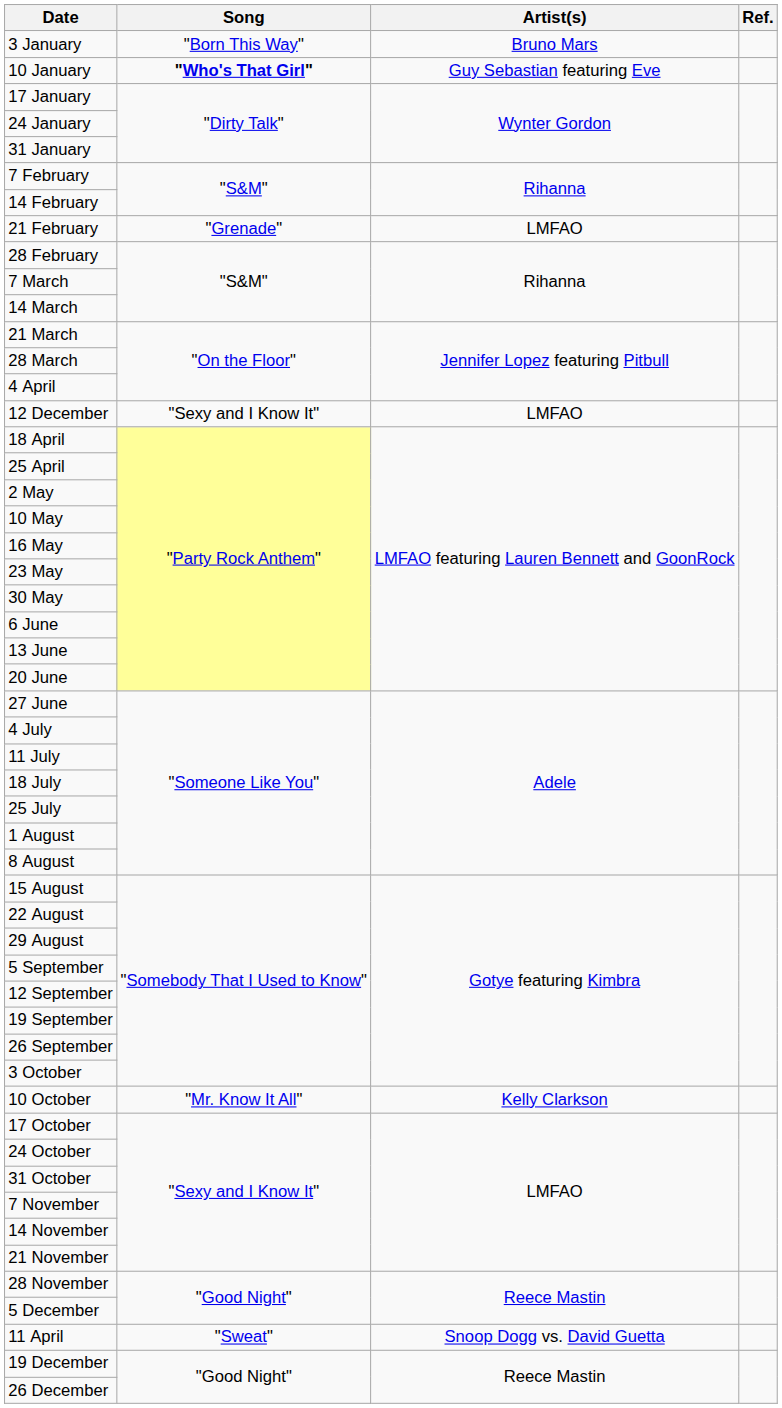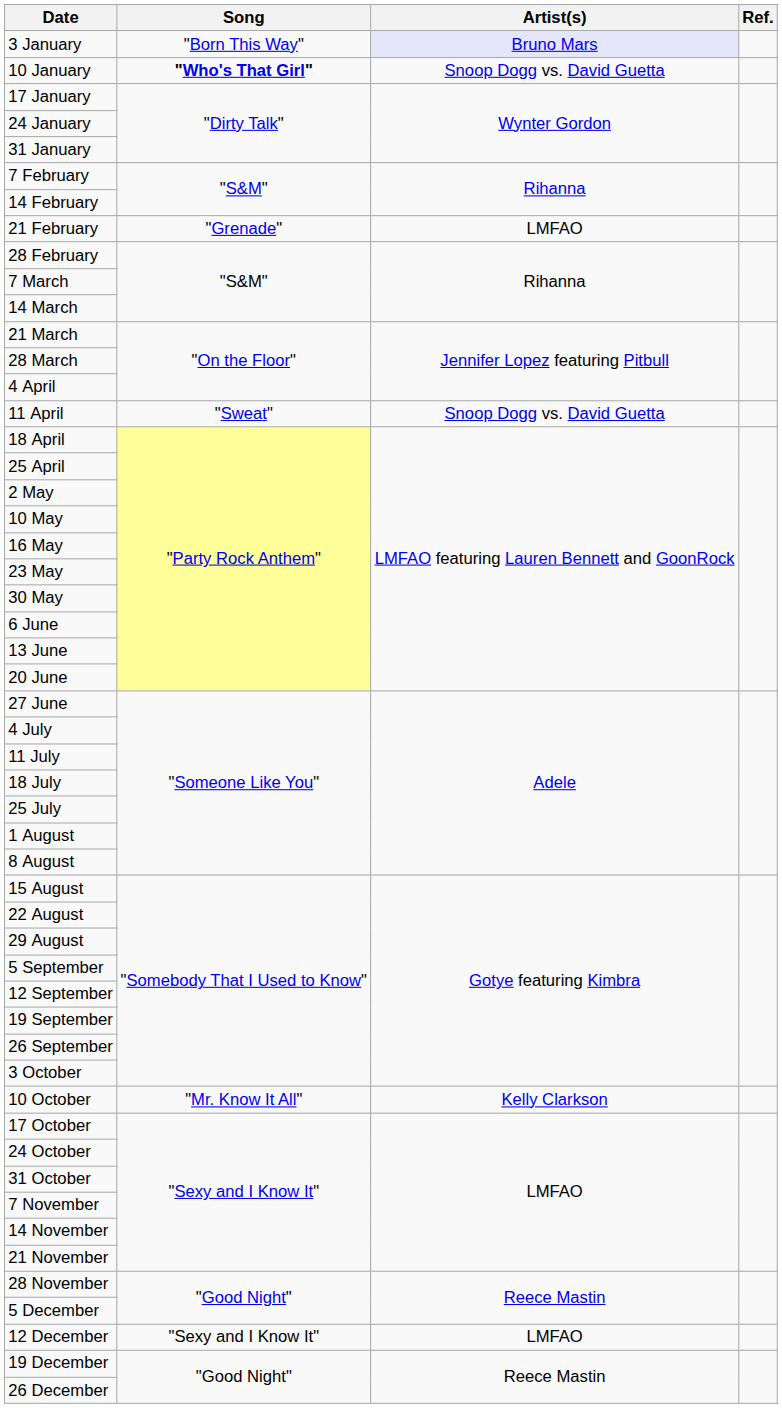(555, 44) no background -> (555, 44) lavender background
(555, 70) Guy Sebastian featuring Eve -> (555, 70) Snoop Dogg vs. David Guetta
rows swapped: (36, 1337) <-> (58, 413)
